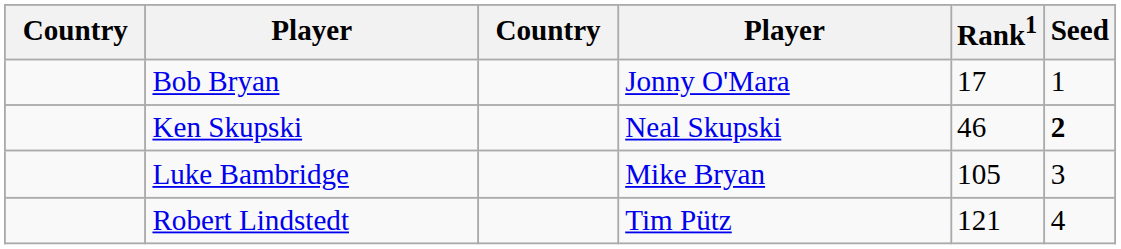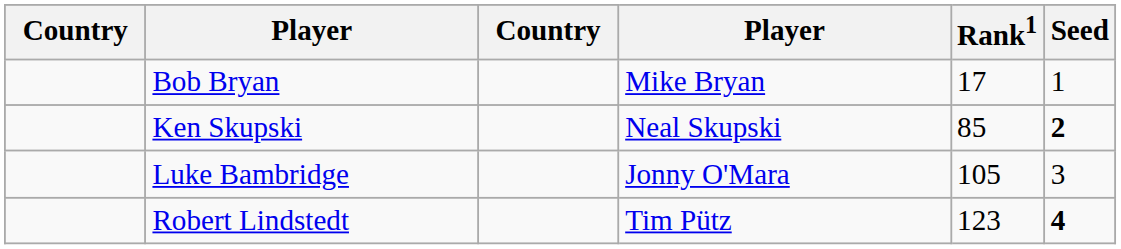(707, 81) Jonny O'Mara -> (695, 81) Mike Bryan
(972, 127) 46 -> (972, 127) 85
(695, 174) Mike Bryan -> (707, 174) Jonny O'Mara
(979, 220) 121 -> (979, 220) 123
(1058, 220) normal -> (1058, 220) bold
